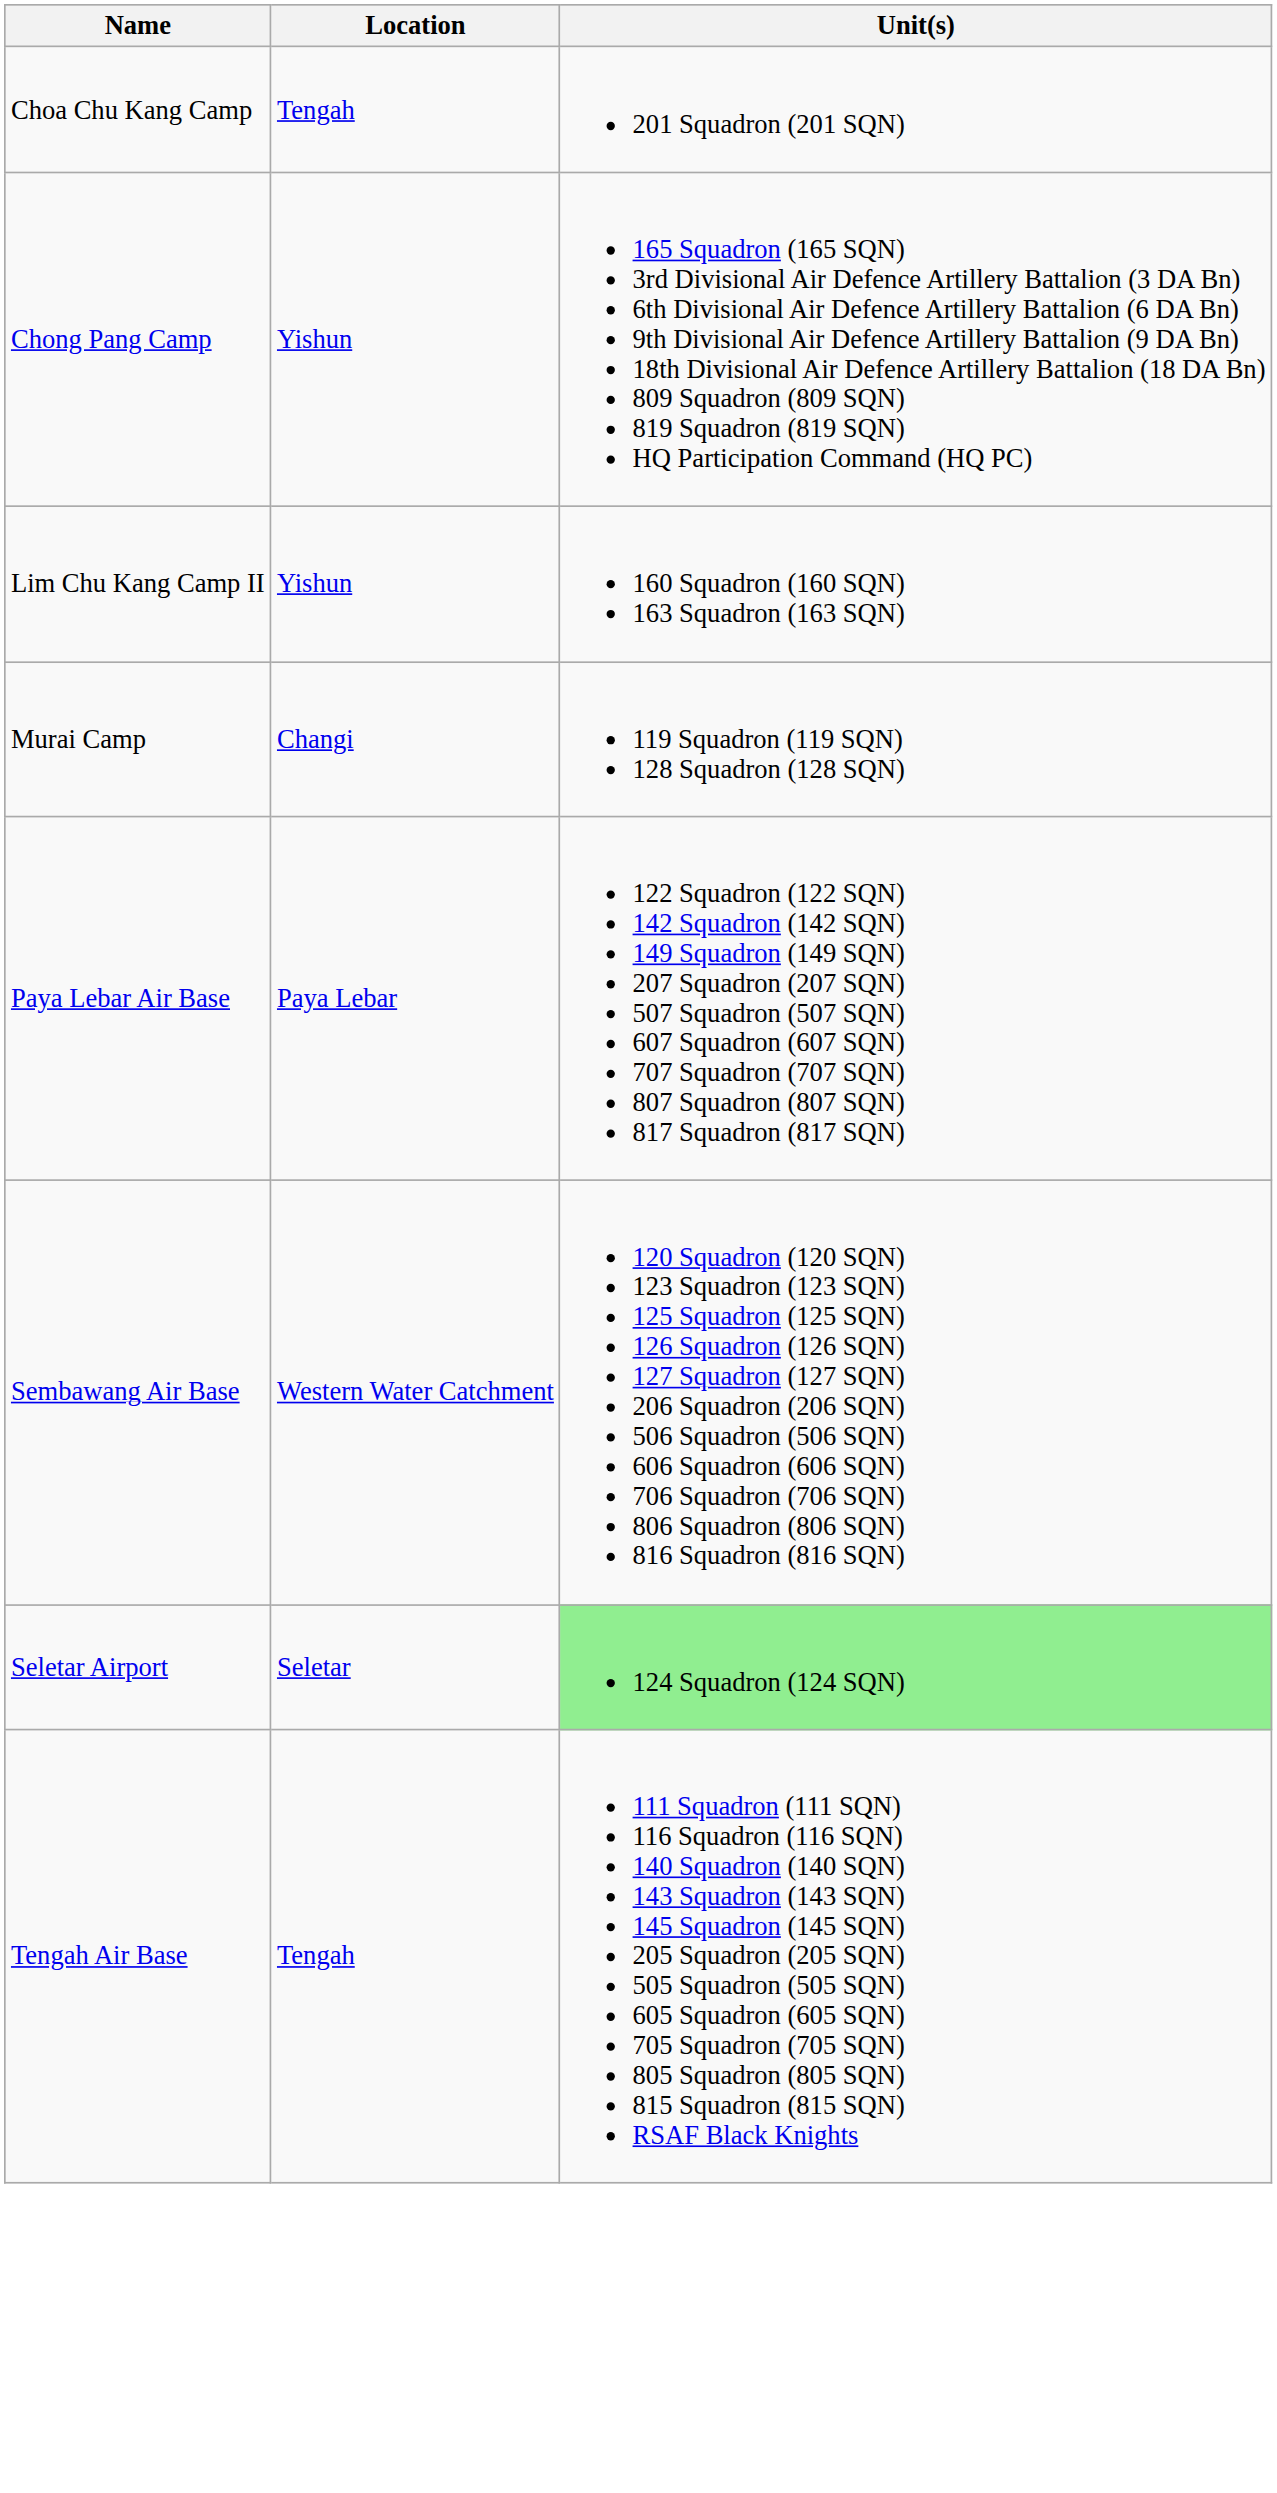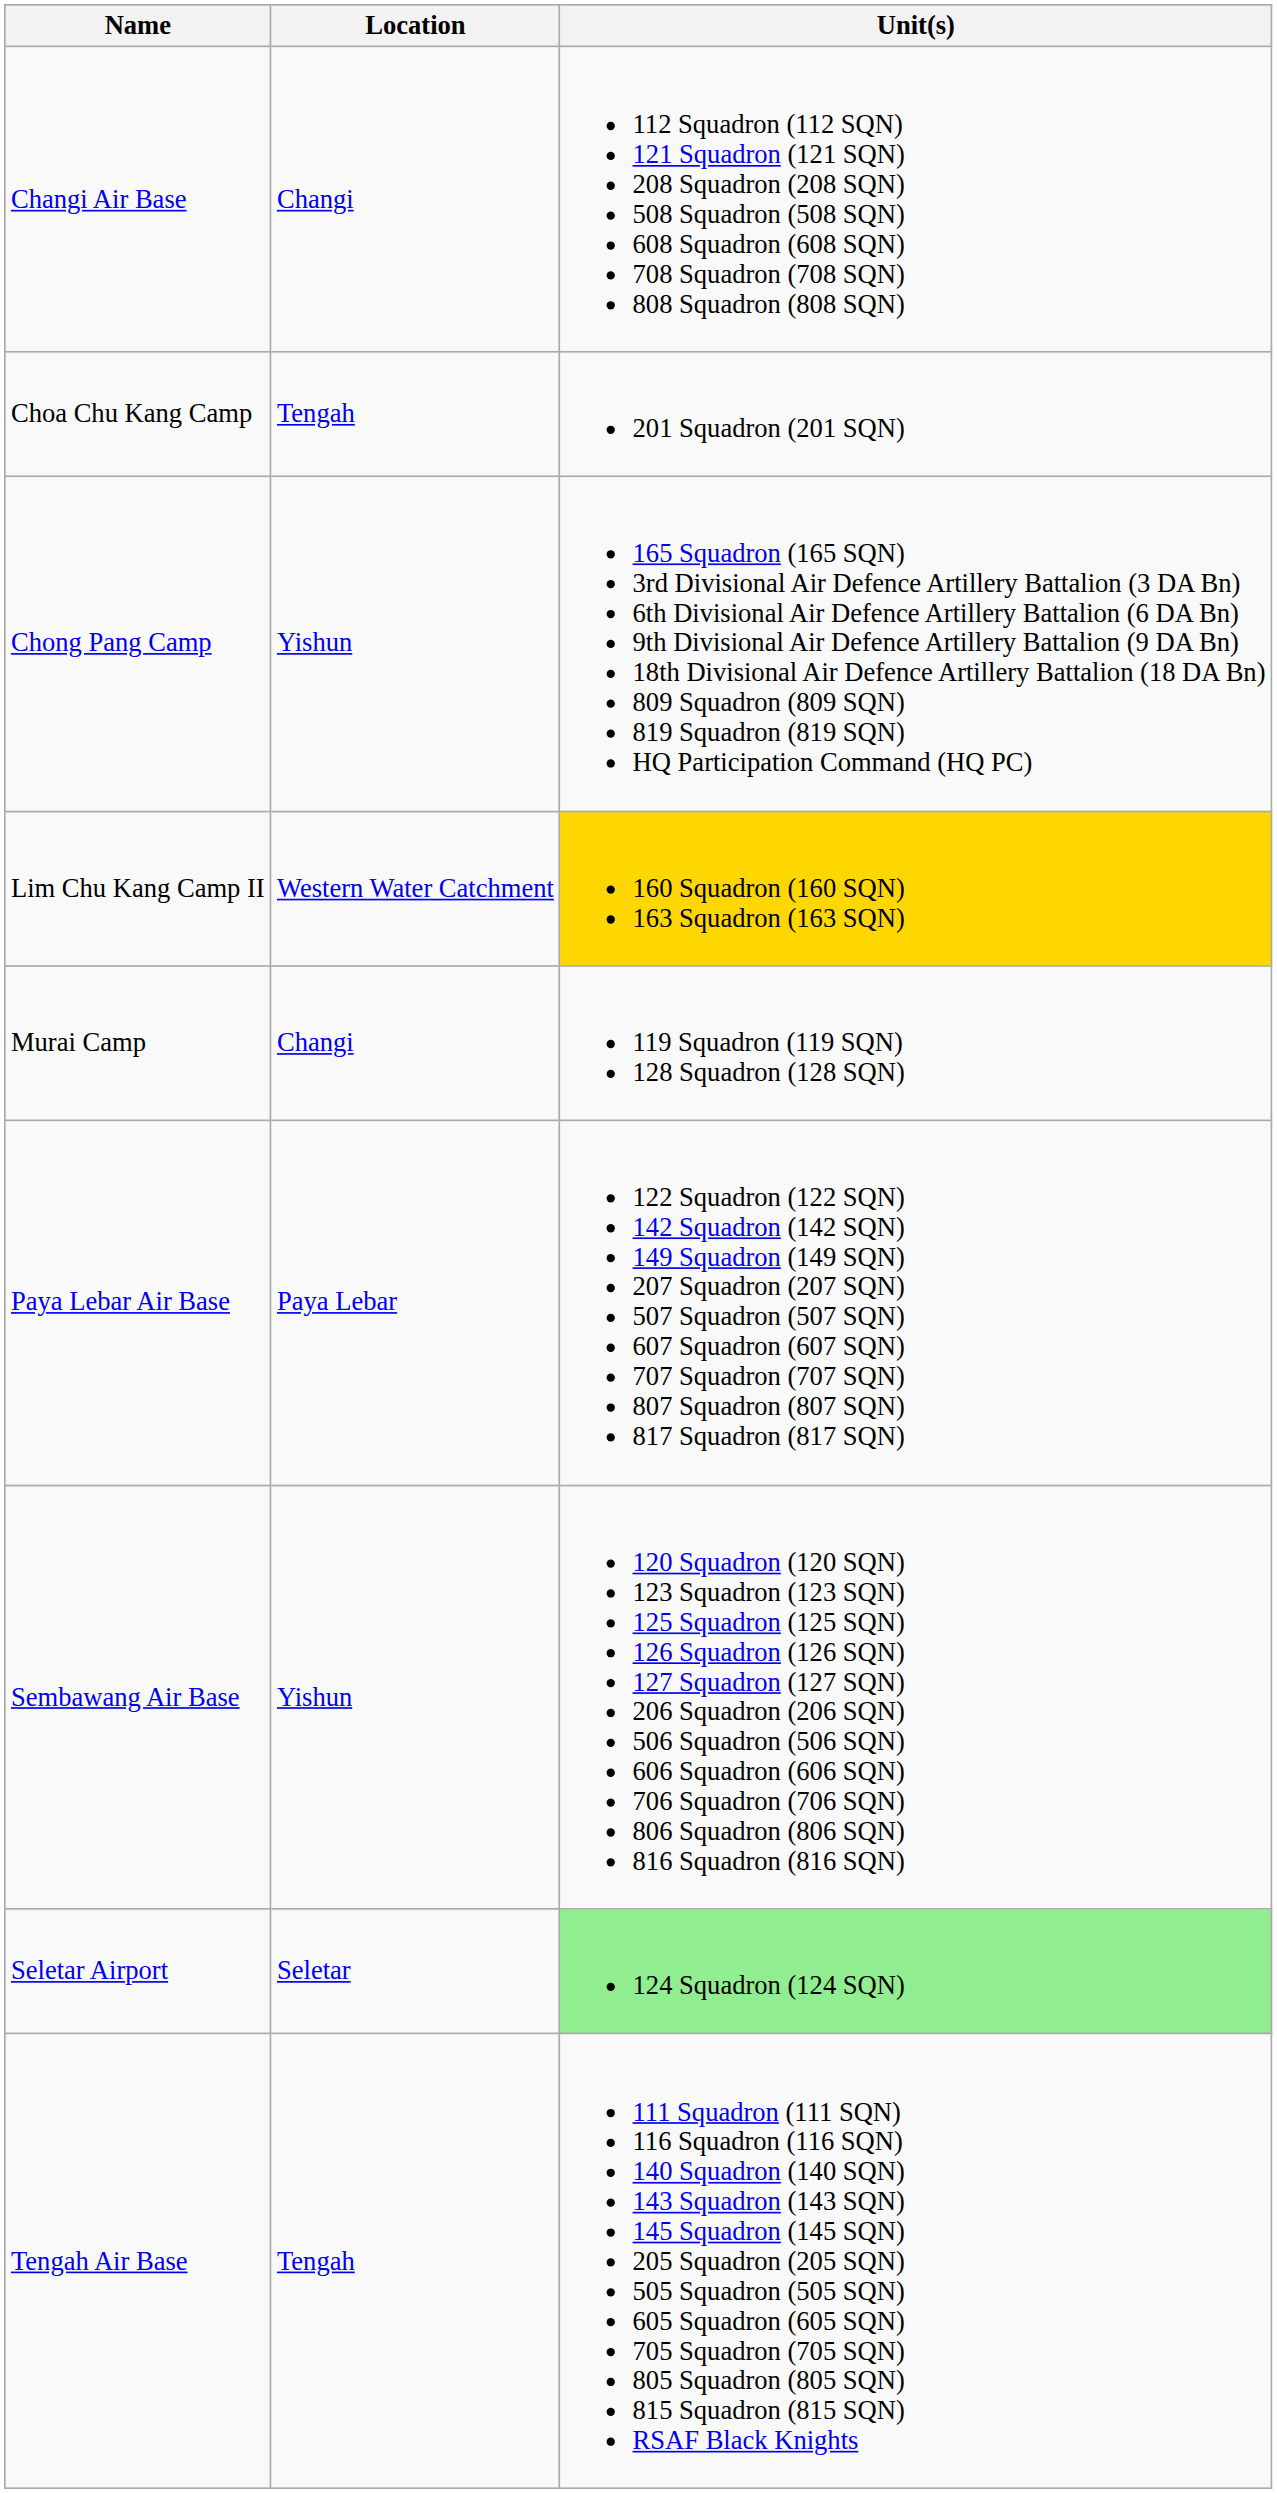+ row: (99, 198)
(315, 583) Yishun -> (415, 887) Western Water Catchment
(916, 599) no background -> (916, 903) gold background
(415, 1392) Western Water Catchment -> (315, 1696) Yishun
